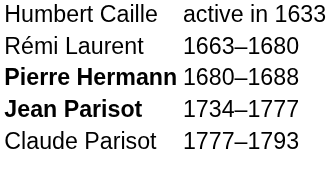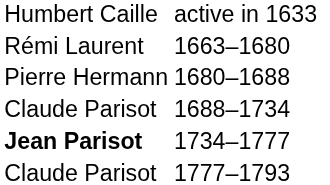(91, 77) bold -> (86, 77) normal
+ row: (232, 109)
